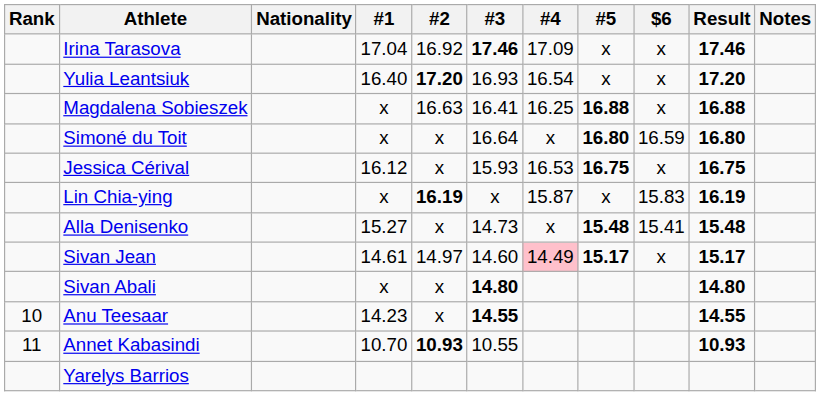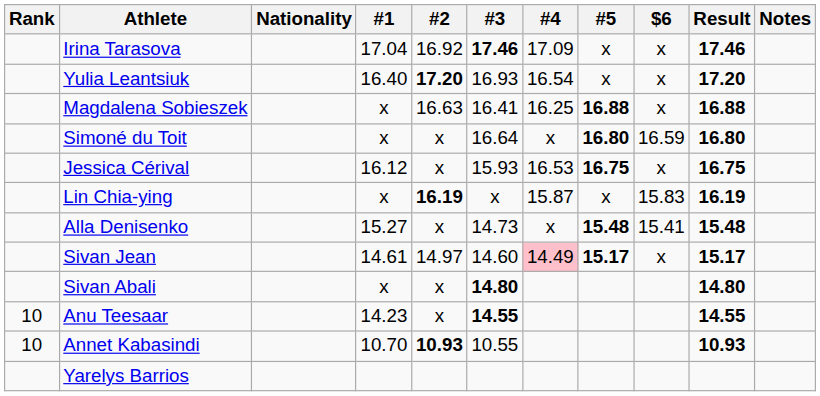(32, 345) 11 -> (32, 345) 10
